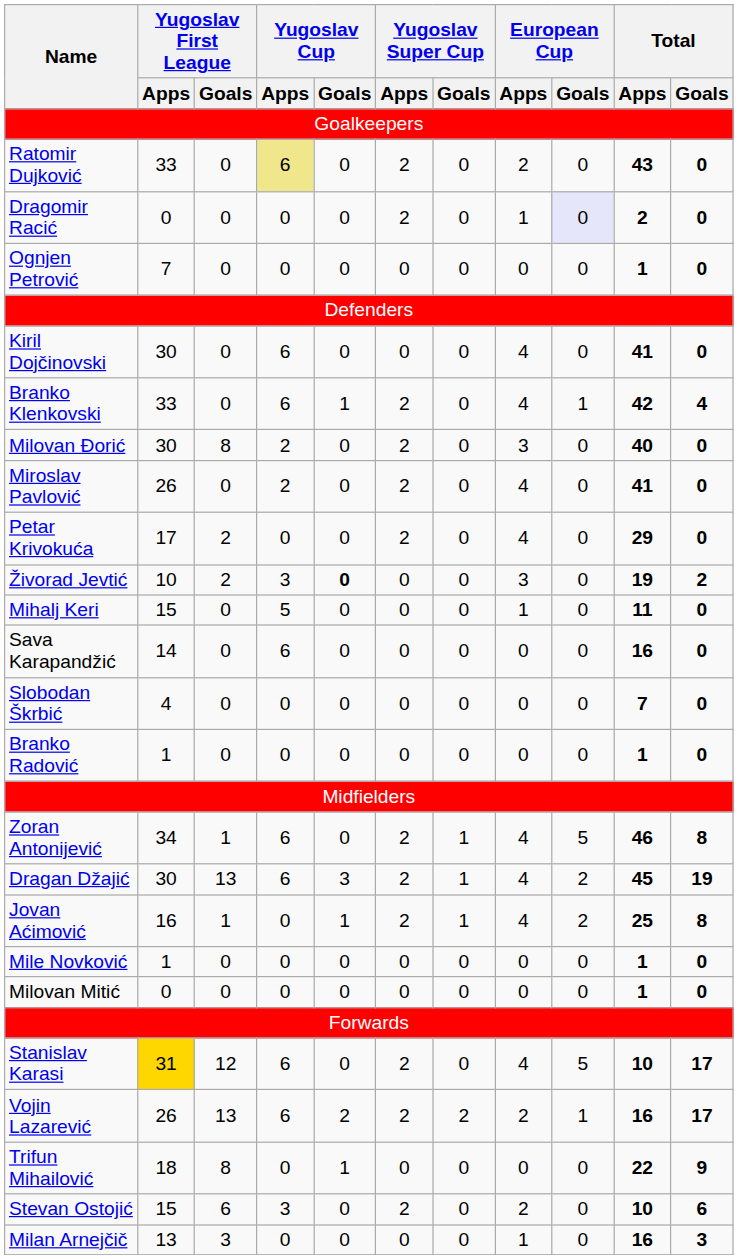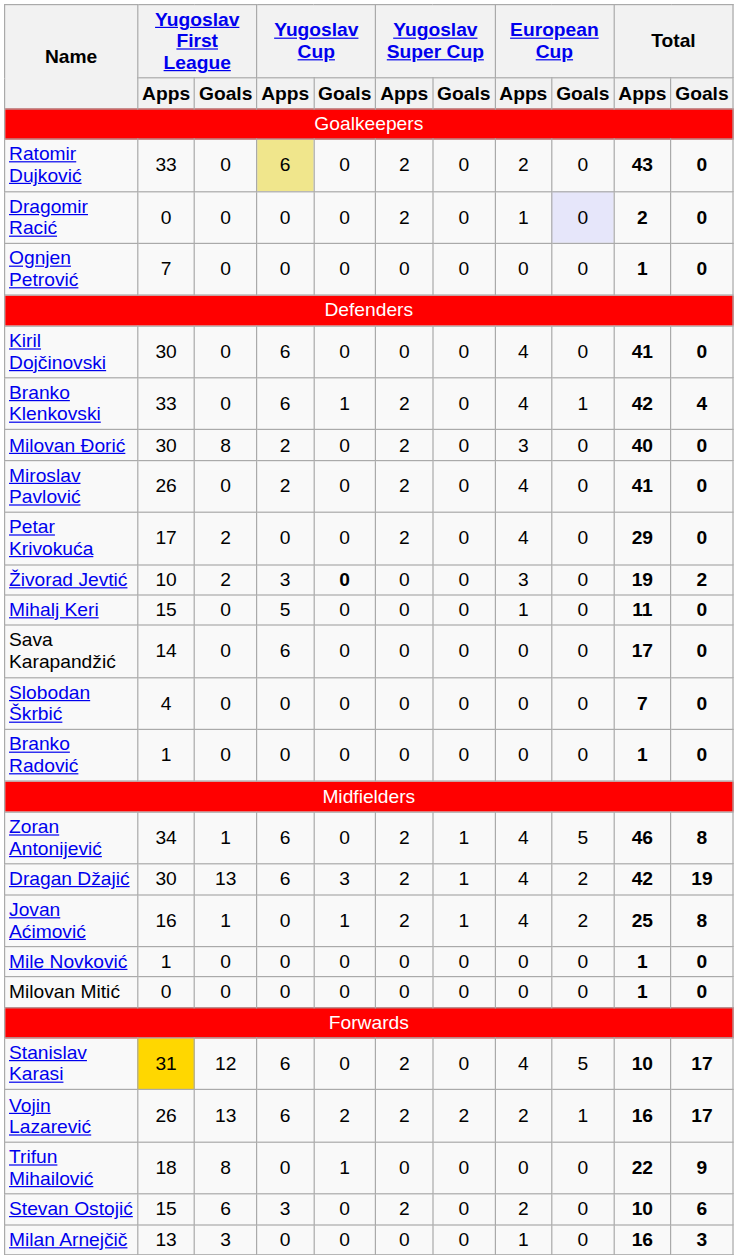(642, 651) 16 -> (642, 651) 17
(642, 879) 45 -> (642, 879) 42
